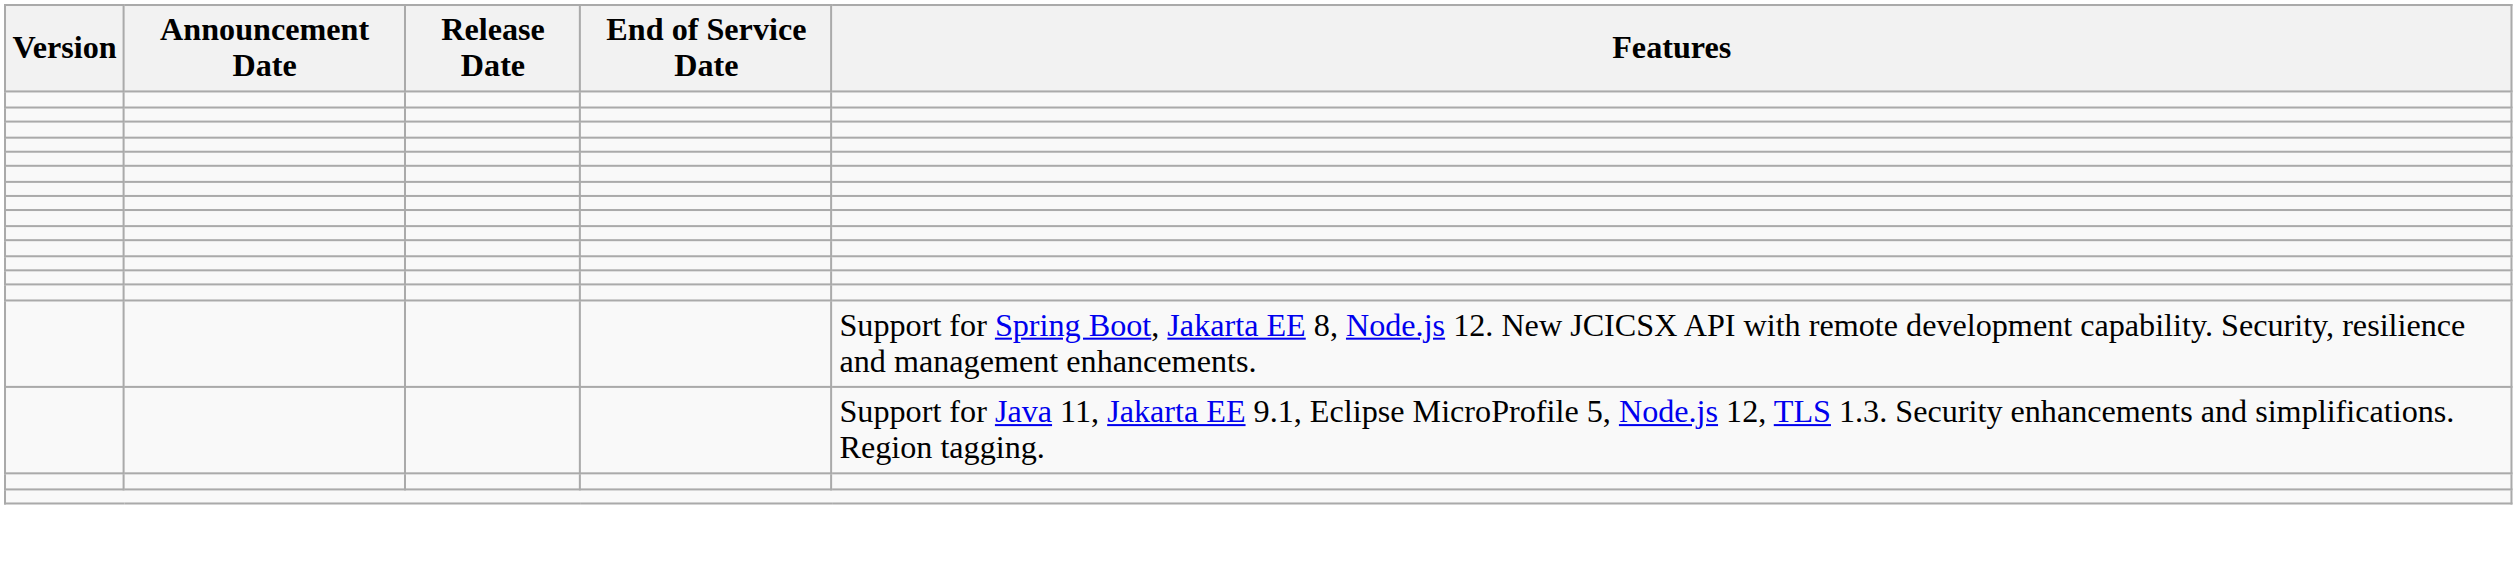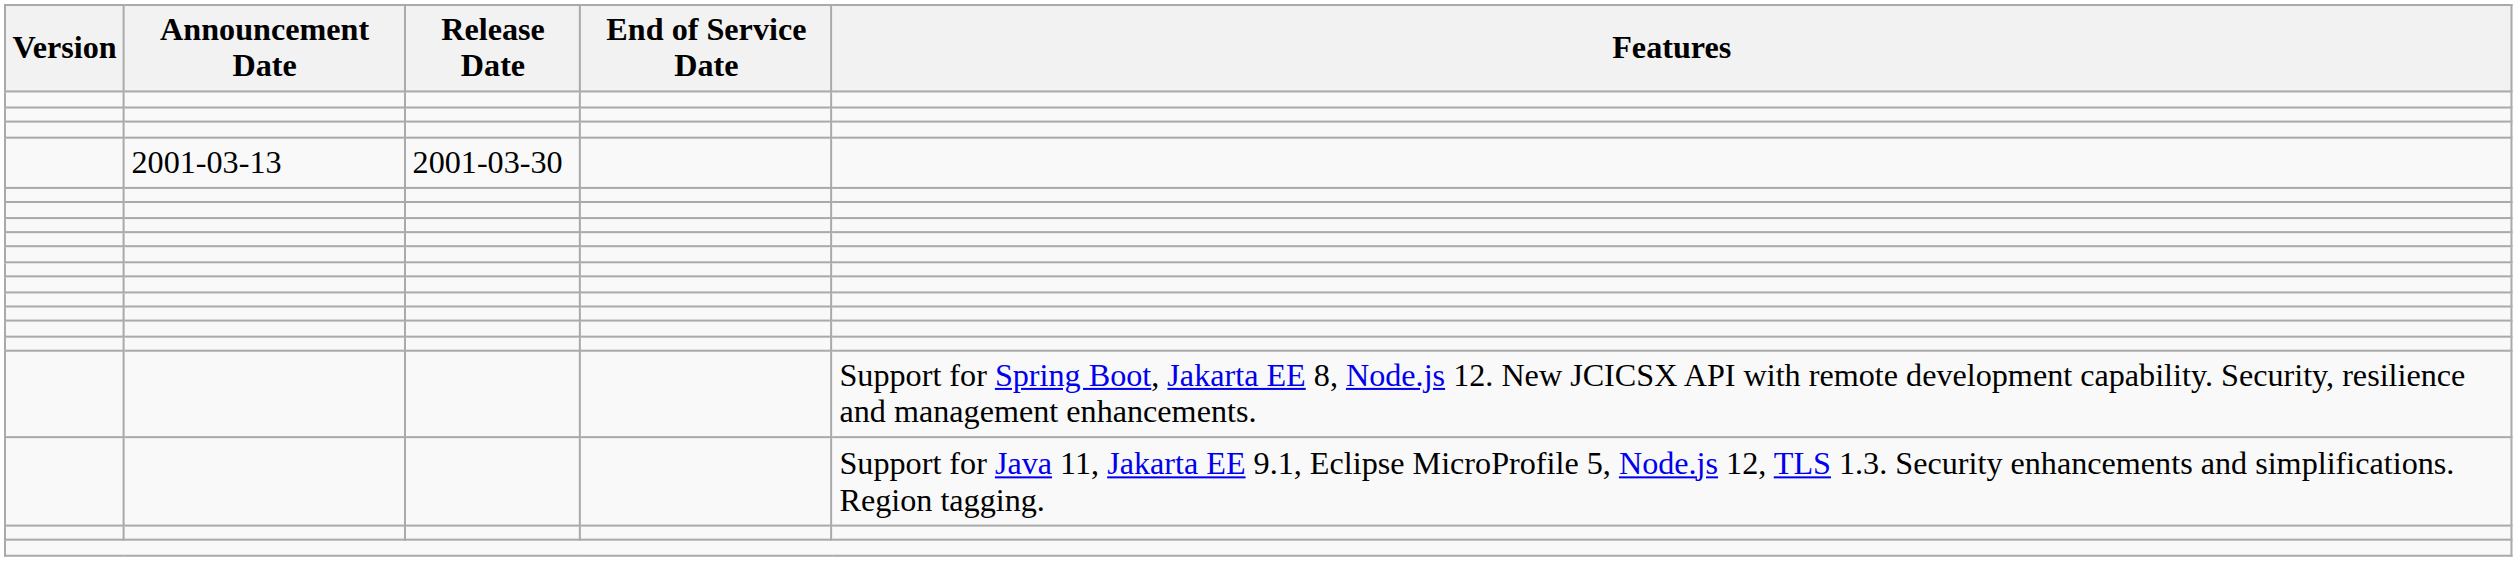+ row: (207, 161)
